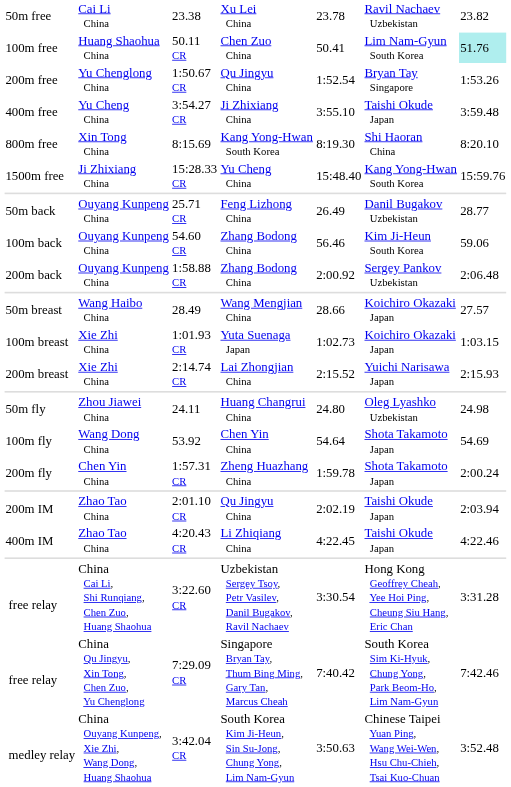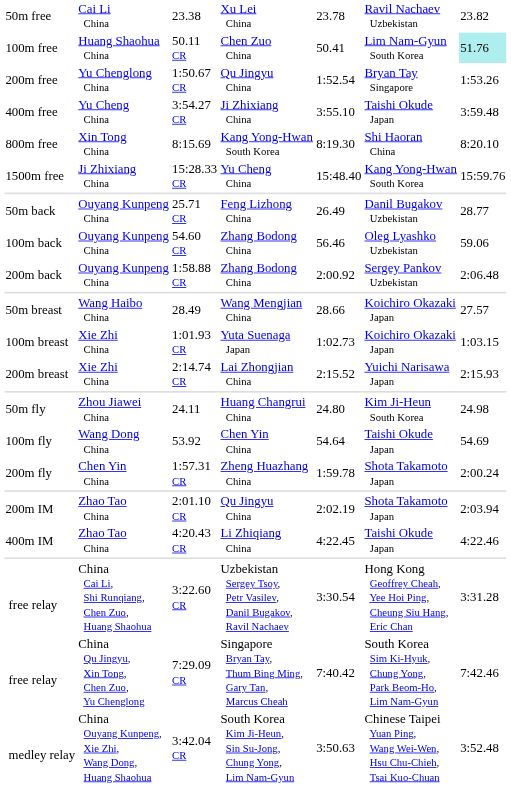(398, 243) Kim Ji-Heun South Korea -> (400, 243) Oleg Lyashko Uzbekistan
(400, 409) Oleg Lyashko Uzbekistan -> (398, 409) Kim Ji-Heun South Korea
(406, 441) Shota Takamoto Japan -> (399, 441) Taishi Okude Japan
(399, 508) Taishi Okude Japan -> (406, 508) Shota Takamoto Japan
